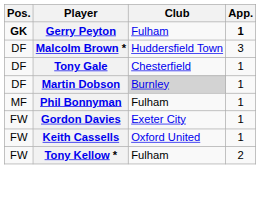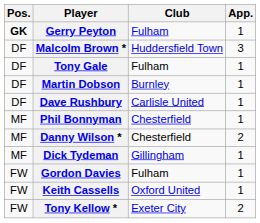(241, 31) bold -> (241, 31) normal
(161, 66) Chesterfield -> (150, 66) Fulham
(150, 84) lightgrey background -> (150, 84) no background
+ row: (81, 102)
(150, 102) Fulham -> (161, 119) Chesterfield
+ row: (81, 137)
+ row: (81, 155)
(159, 119) Exeter City -> (150, 173) Fulham
(150, 155) Fulham -> (159, 208) Exeter City
